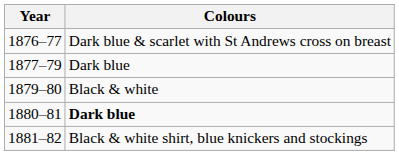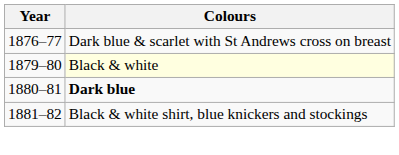- row: (35, 65)
(114, 89) no background -> (114, 65) lightyellow background
